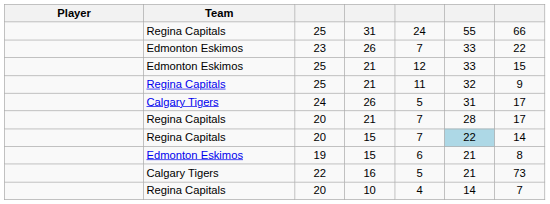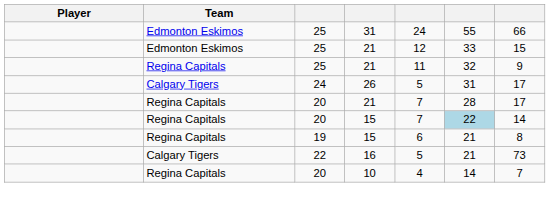(186, 31) Regina Capitals -> (195, 31) Edmonton Eskimos
- row: (320, 48)
(195, 155) Edmonton Eskimos -> (186, 137) Regina Capitals
